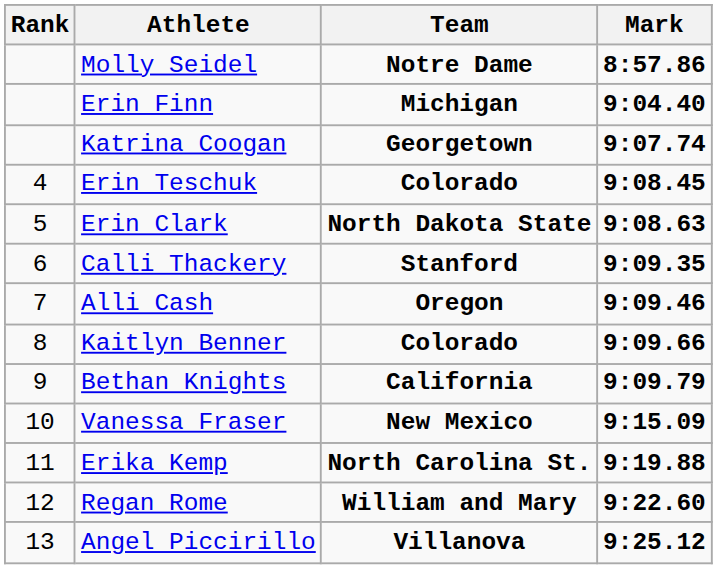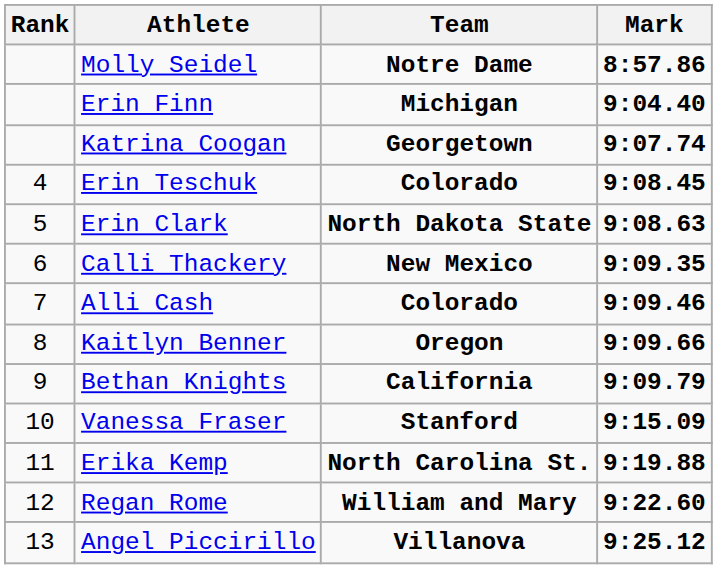(459, 264) Stanford -> (459, 264) New Mexico
(459, 304) Oregon -> (459, 304) Colorado
(459, 344) Colorado -> (459, 344) Oregon
(459, 423) New Mexico -> (459, 423) Stanford
